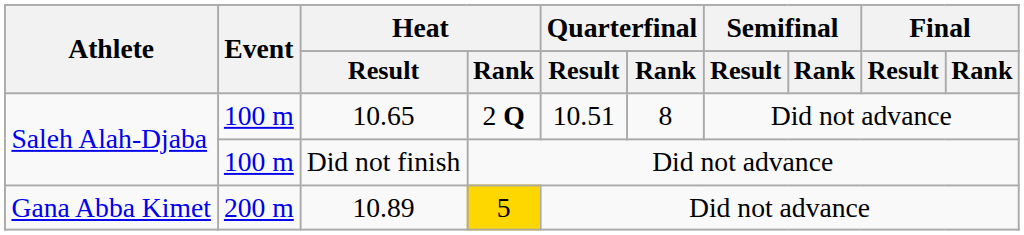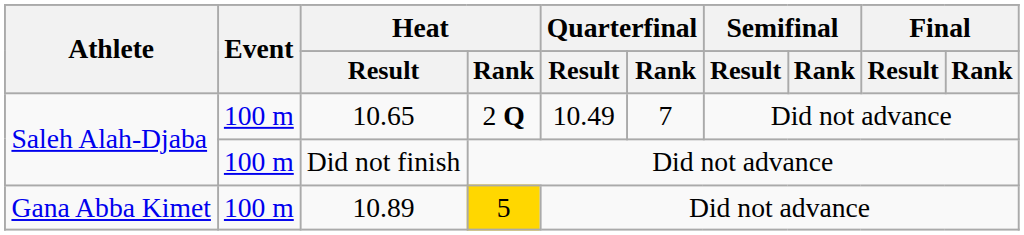(584, 116) 10.51 -> (584, 116) 10.49
(666, 116) 8 -> (666, 116) 7
(259, 207) 200 m -> (259, 207) 100 m
